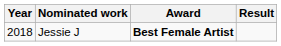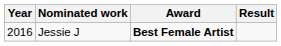(20, 31) 2018 -> (20, 31) 2016
